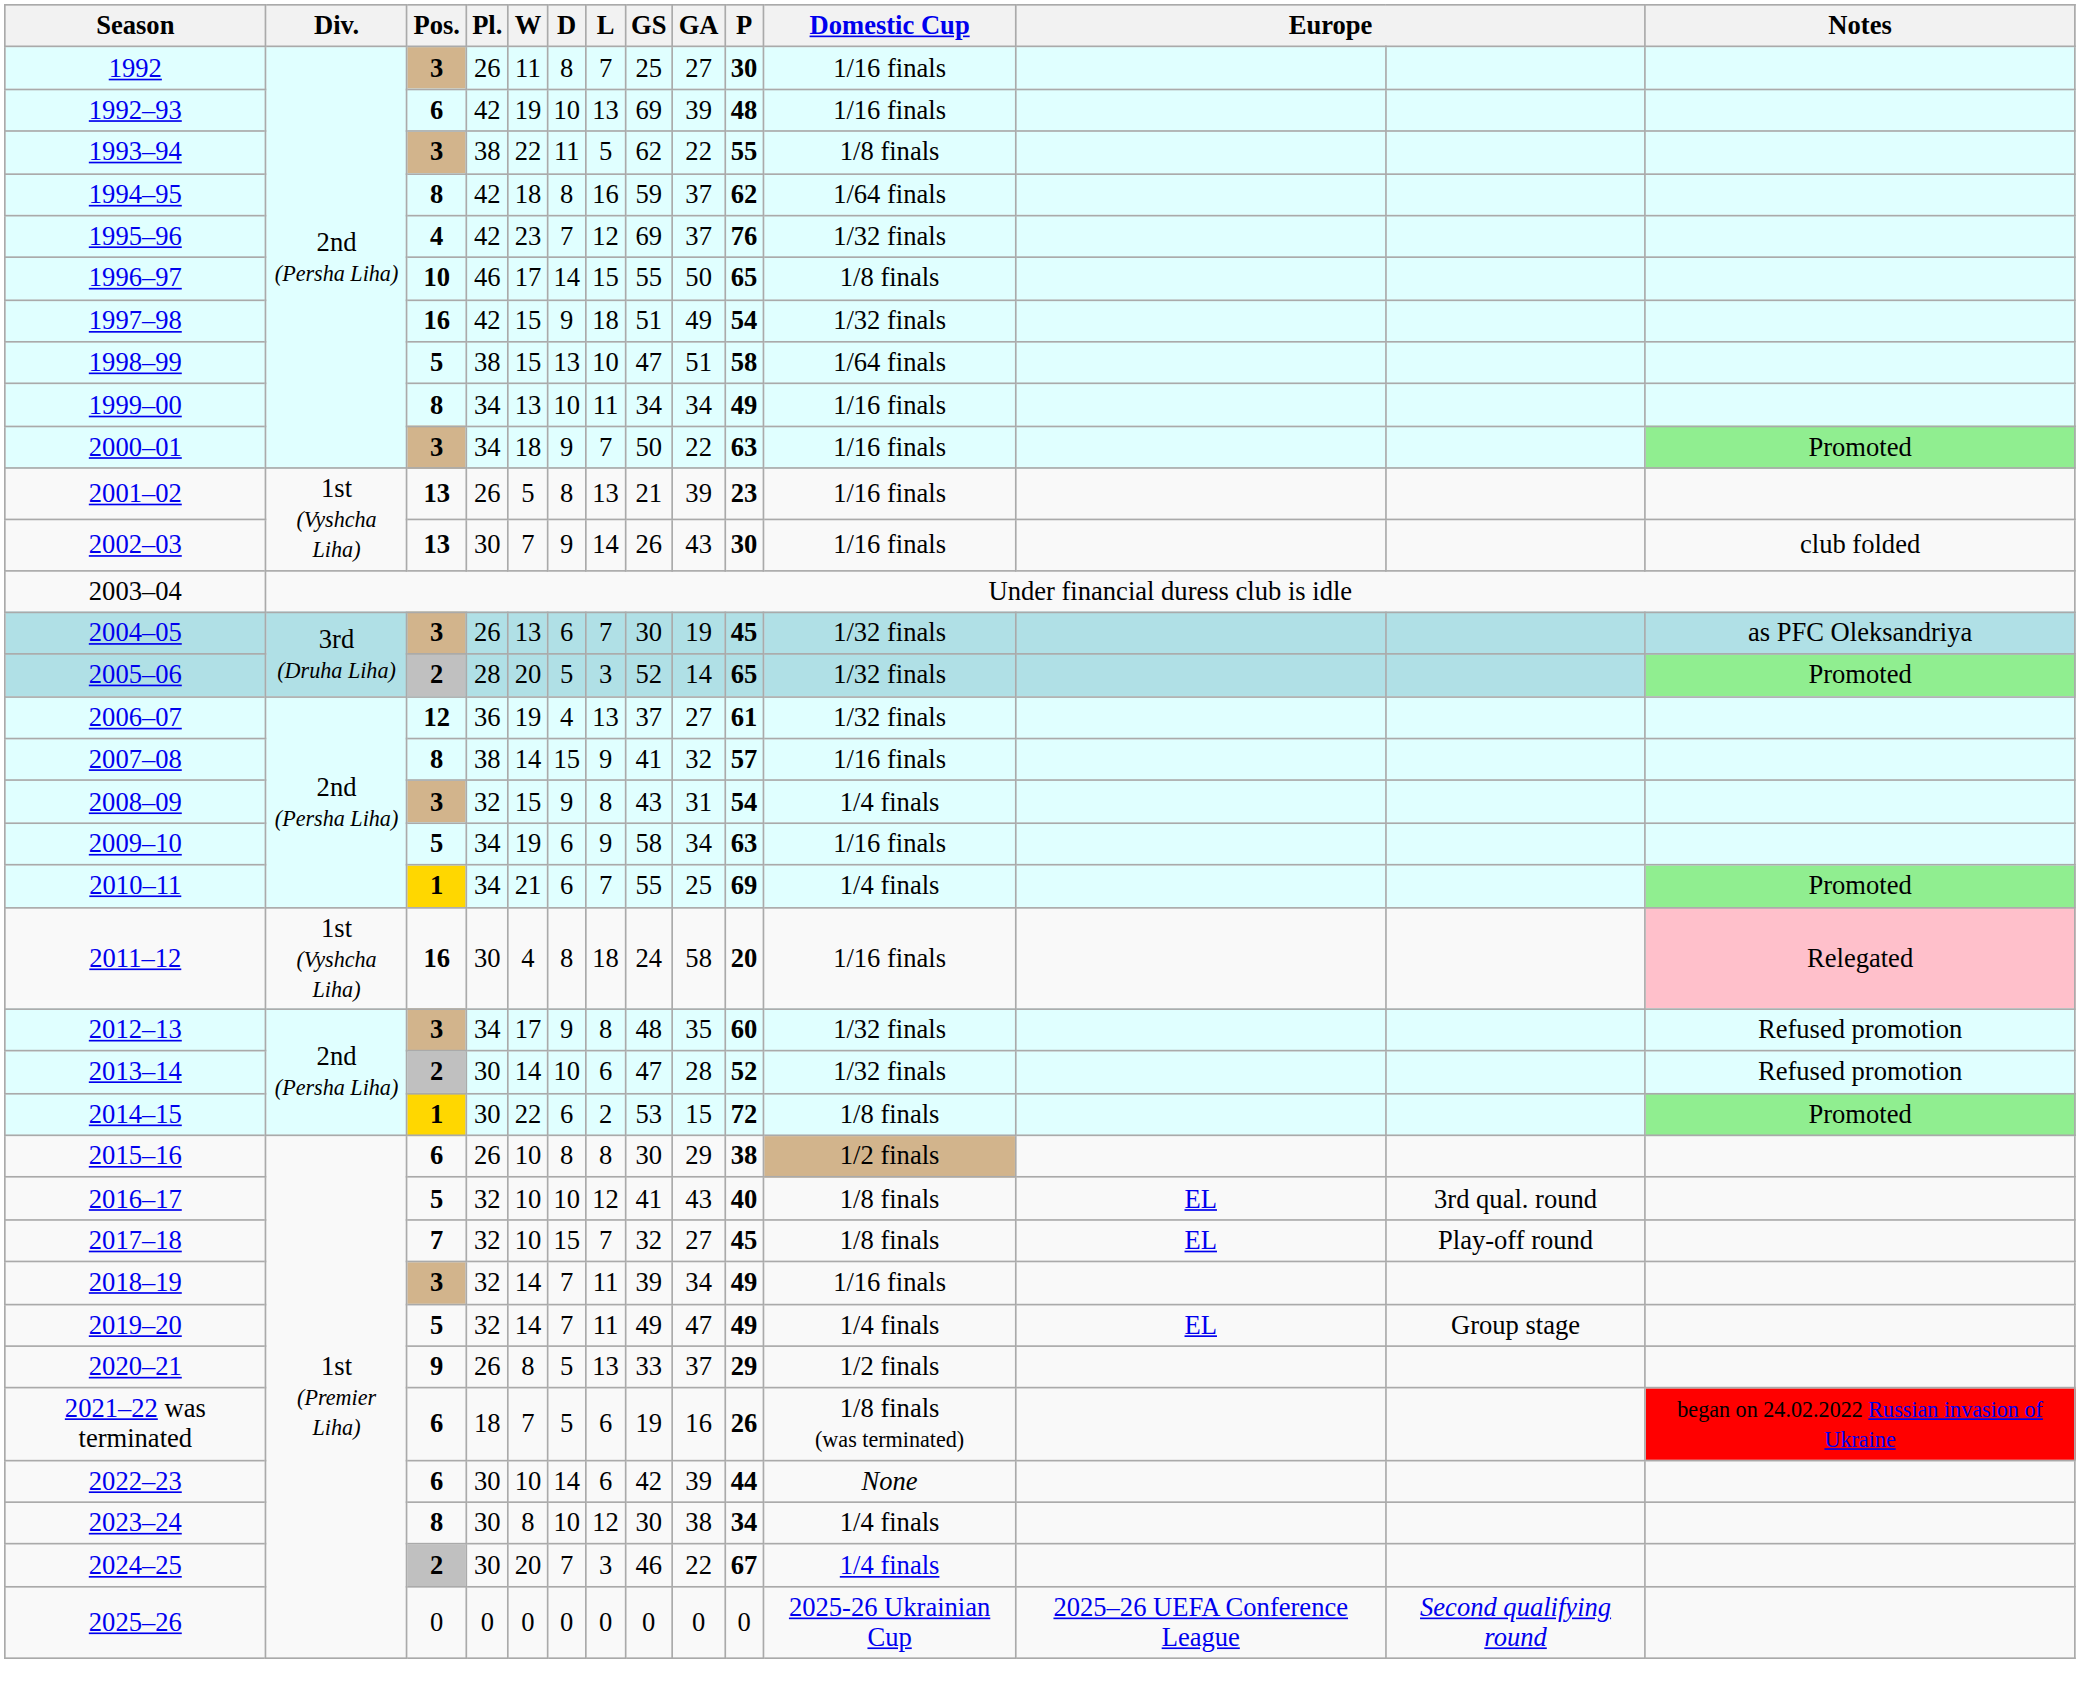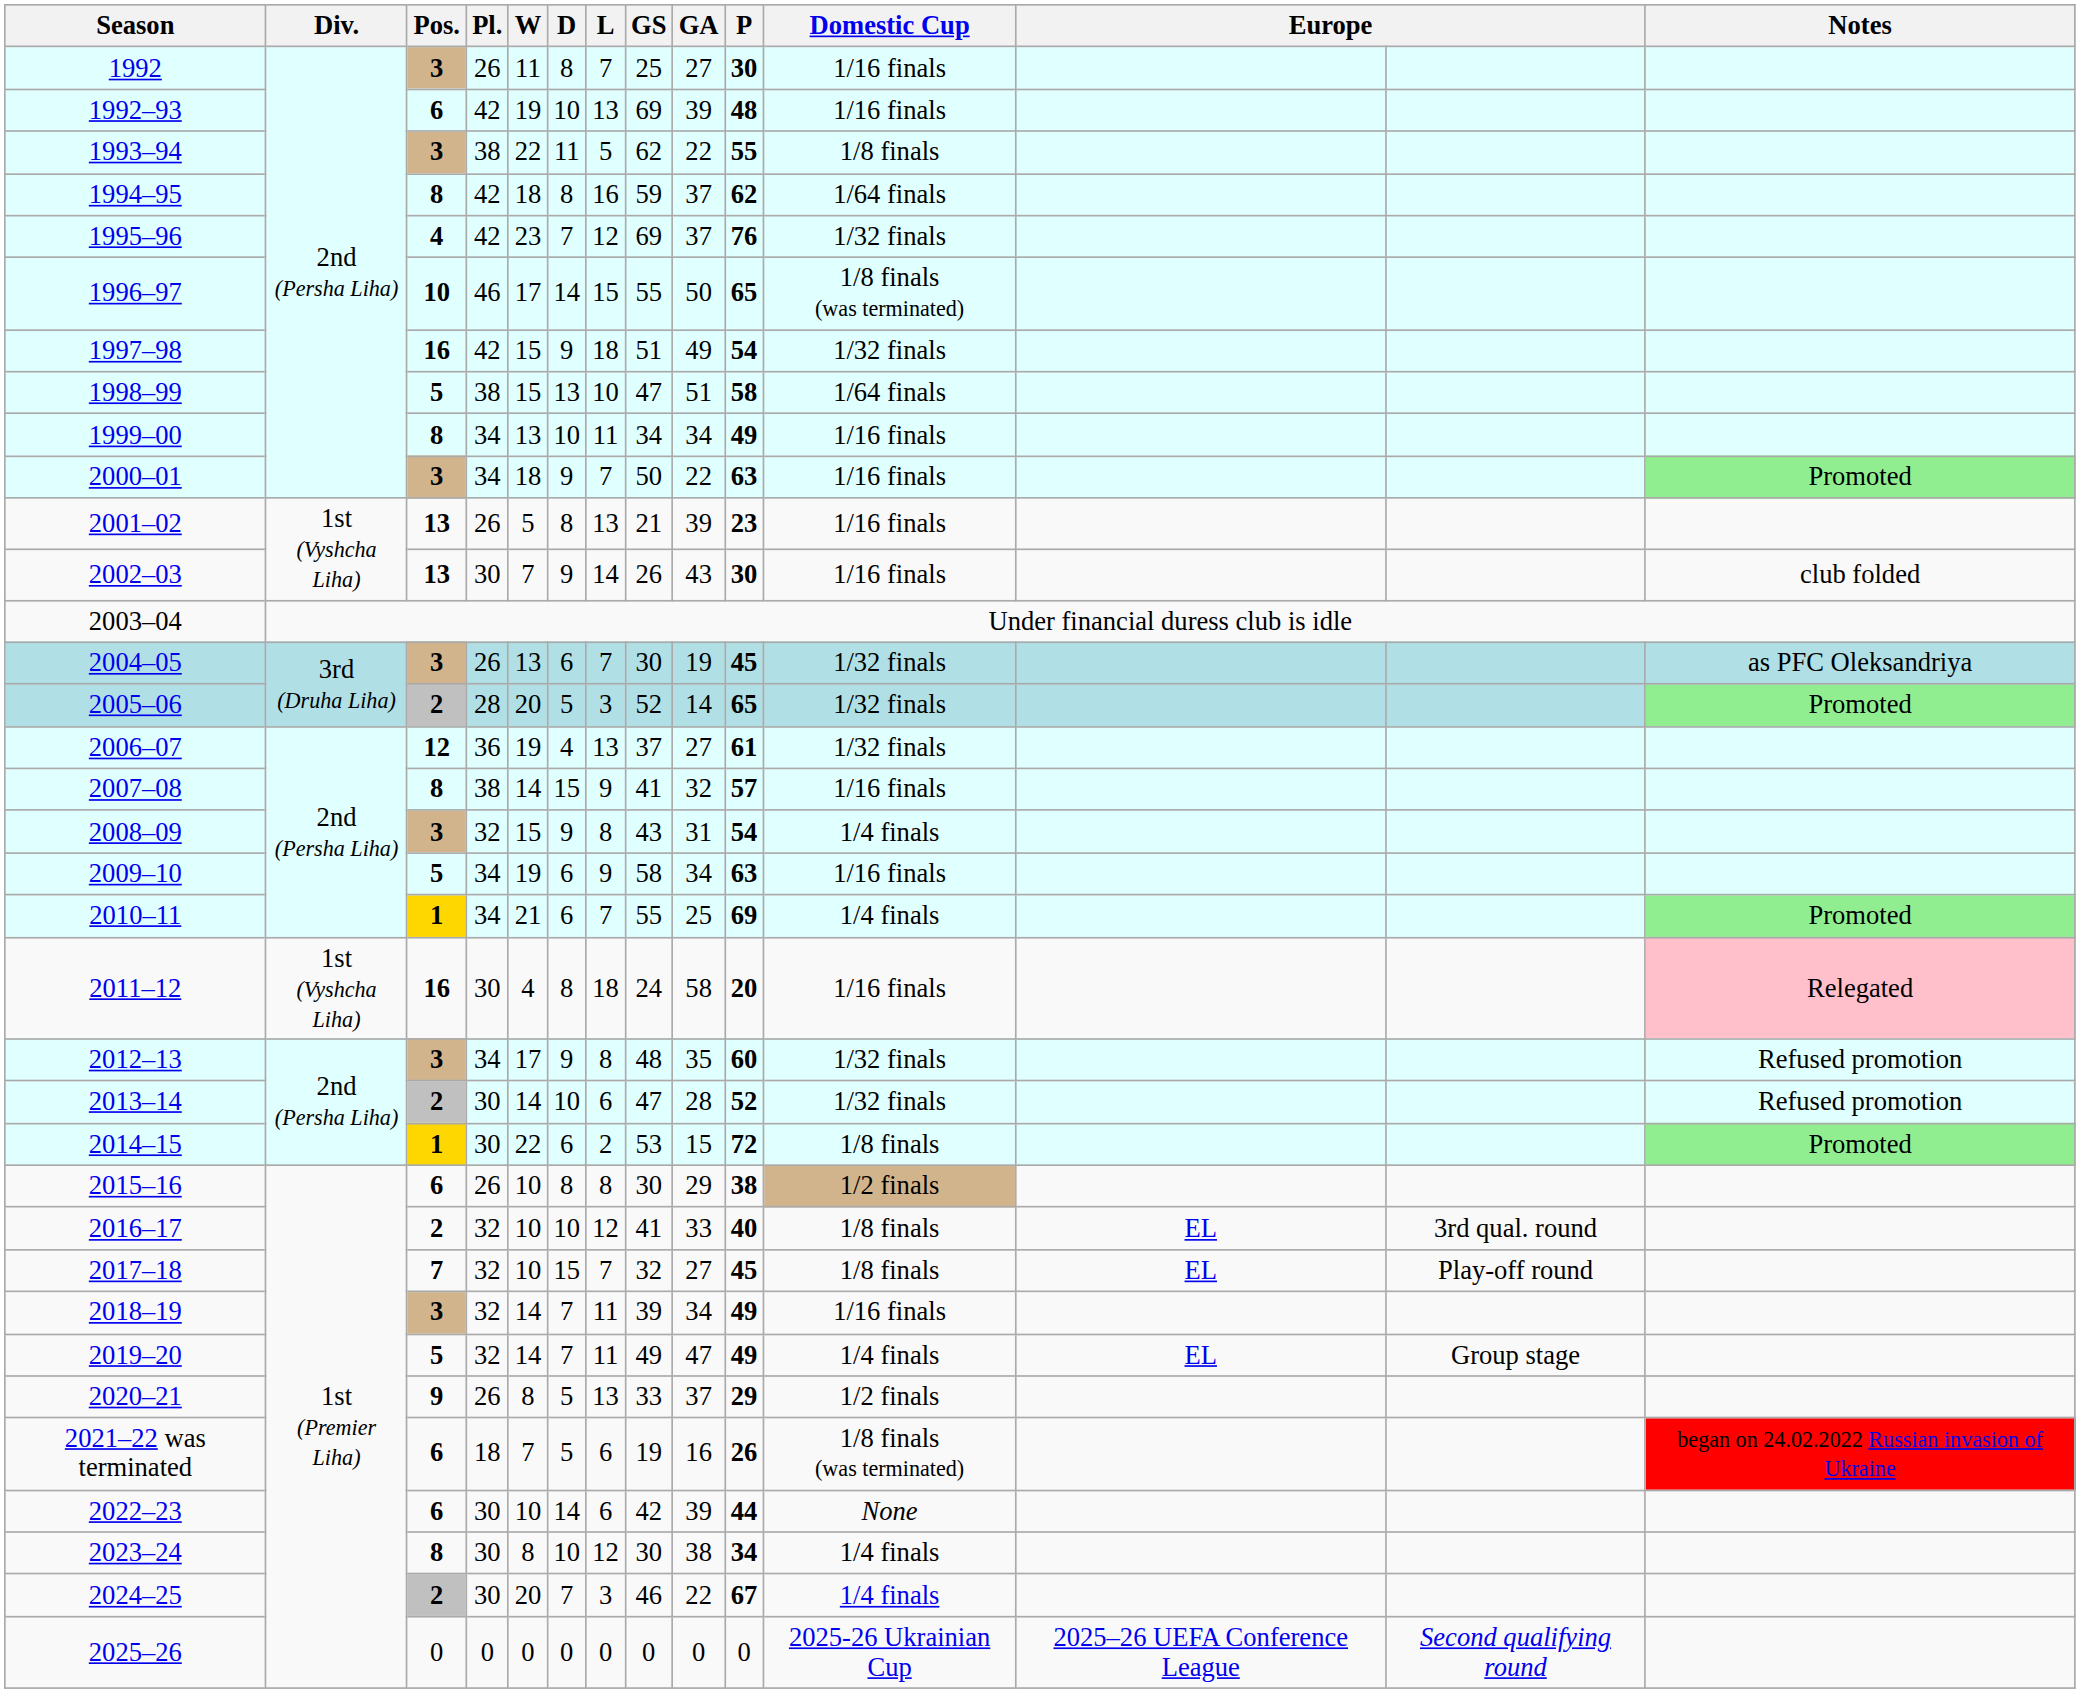(890, 278) 1/8 finals -> (890, 293) 1/8 finals (was terminated)
(437, 1198) 5 -> (437, 1228) 2
(699, 1198) 43 -> (699, 1228) 33
